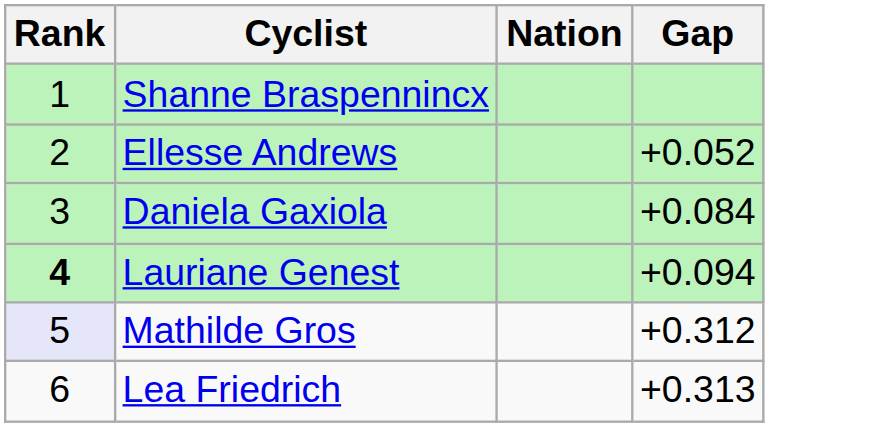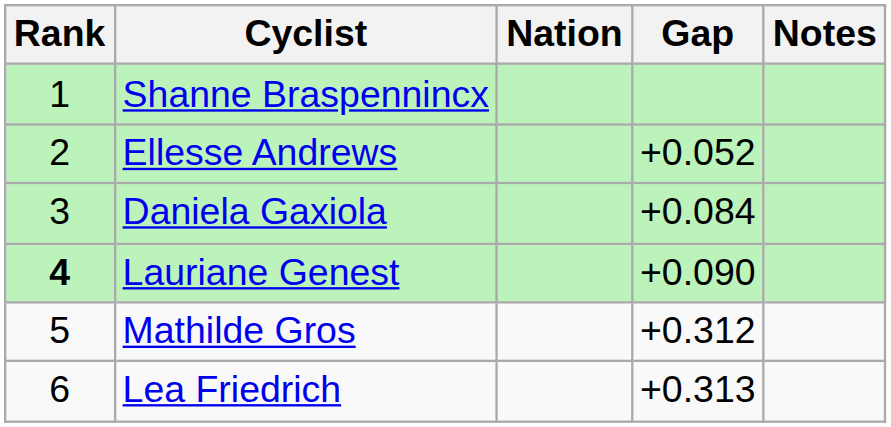+ column: (825, 34)
(698, 271) +0.094 -> (698, 271) +0.090
(60, 331) lavender background -> (60, 331) no background
